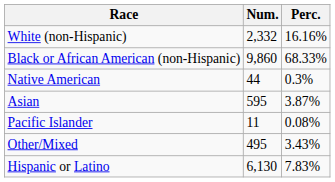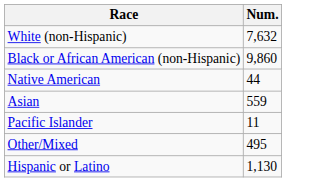- column: (306, 15)
(262, 36) 2,332 -> (262, 36) 7,632
(257, 101) 595 -> (257, 101) 559
(262, 166) 6,130 -> (262, 166) 1,130
